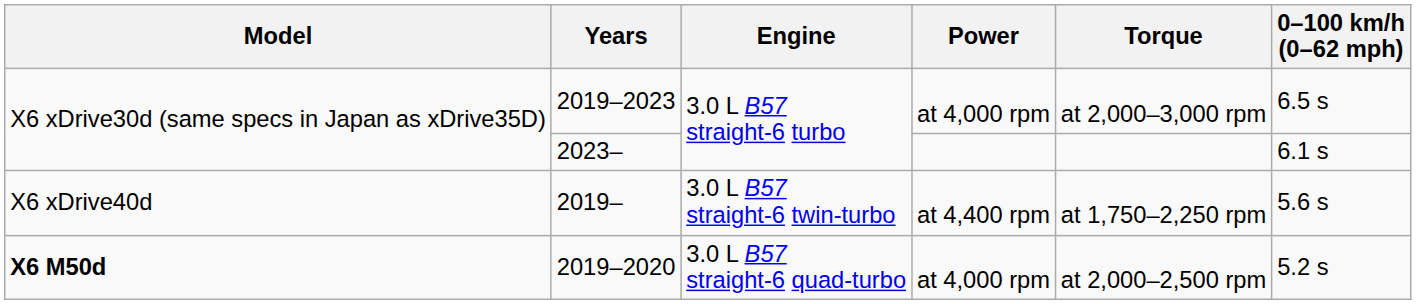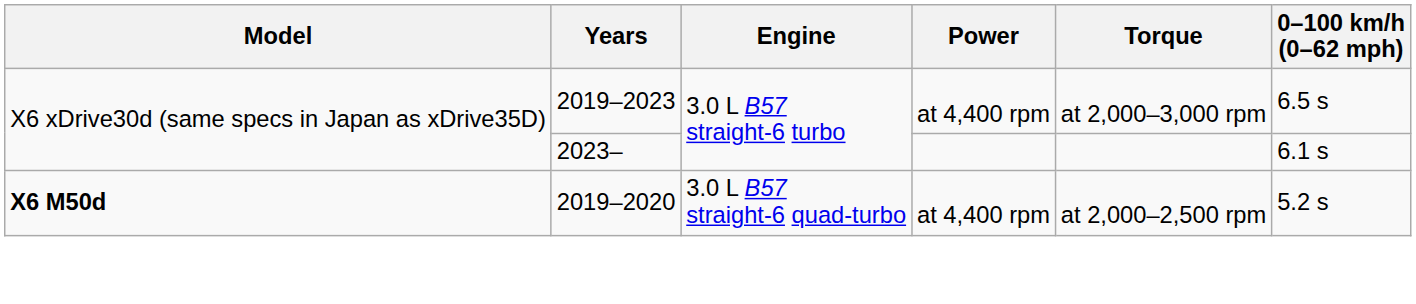(983, 114) at 4,000 rpm -> (983, 114) at 4,400 rpm
- row: (590, 202)
(983, 280) at 4,000 rpm -> (983, 215) at 4,400 rpm
